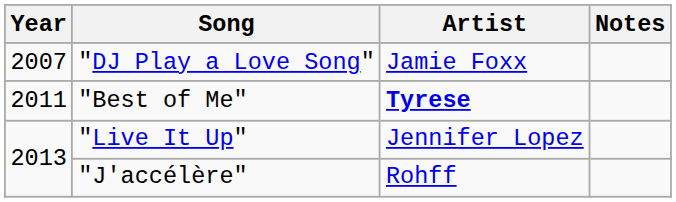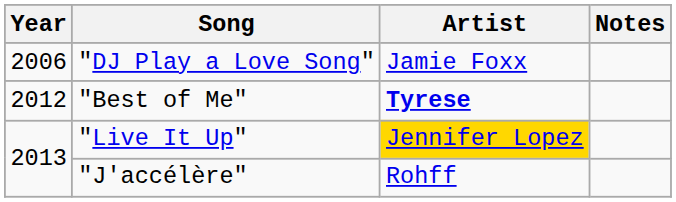(39, 62) 2007 -> (39, 62) 2006
(39, 101) 2011 -> (39, 101) 2012
(485, 139) no background -> (485, 139) gold background
